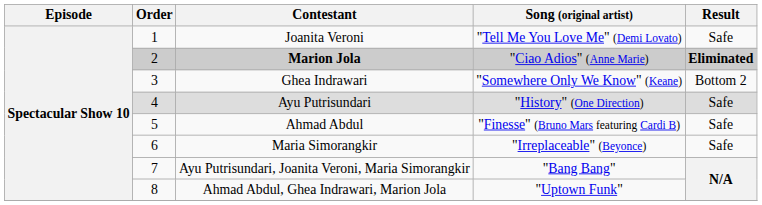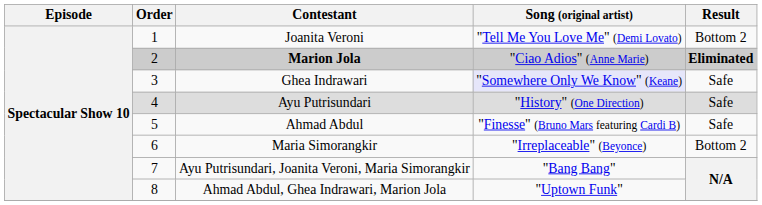(721, 37) Safe -> (721, 37) Bottom 2
(579, 80) no background -> (579, 80) lavender background
(721, 80) Bottom 2 -> (721, 80) Safe
(721, 146) Safe -> (721, 146) Bottom 2
